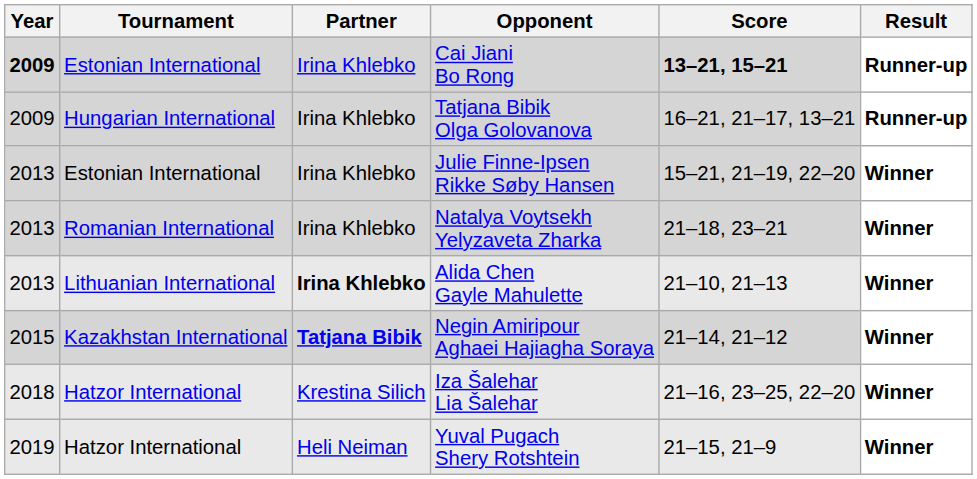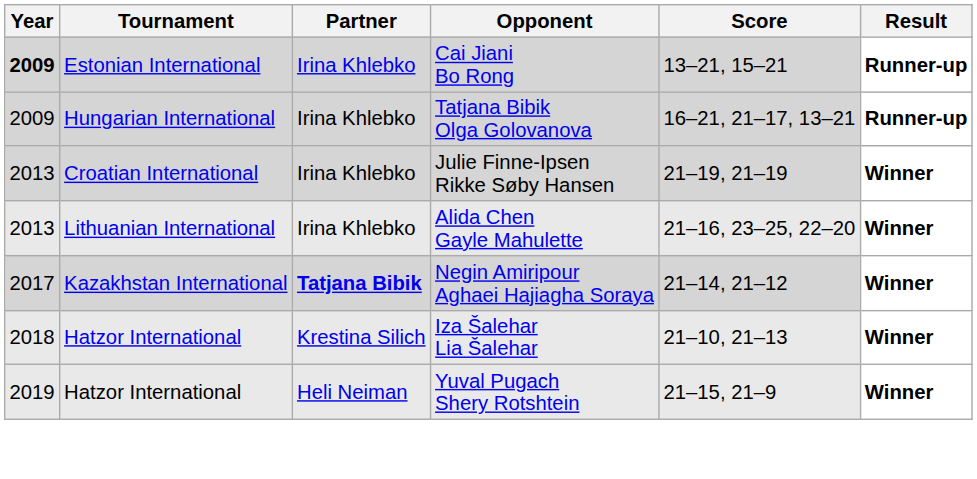(726, 64) bold -> (726, 64) normal
- row: (162, 174)
- row: (169, 228)
+ row: (161, 174)
(361, 283) bold -> (356, 228) normal
(726, 283) 21–10, 21–13 -> (759, 228) 21–16, 23–25, 22–20
(32, 338) 2015 -> (32, 283) 2017
(759, 392) 21–16, 23–25, 22–20 -> (726, 338) 21–10, 21–13
